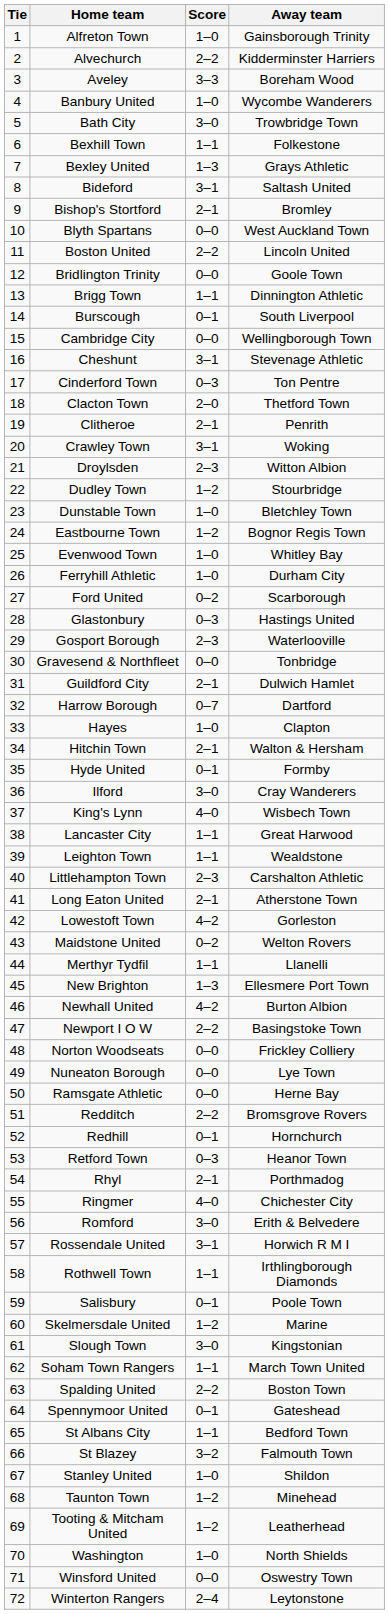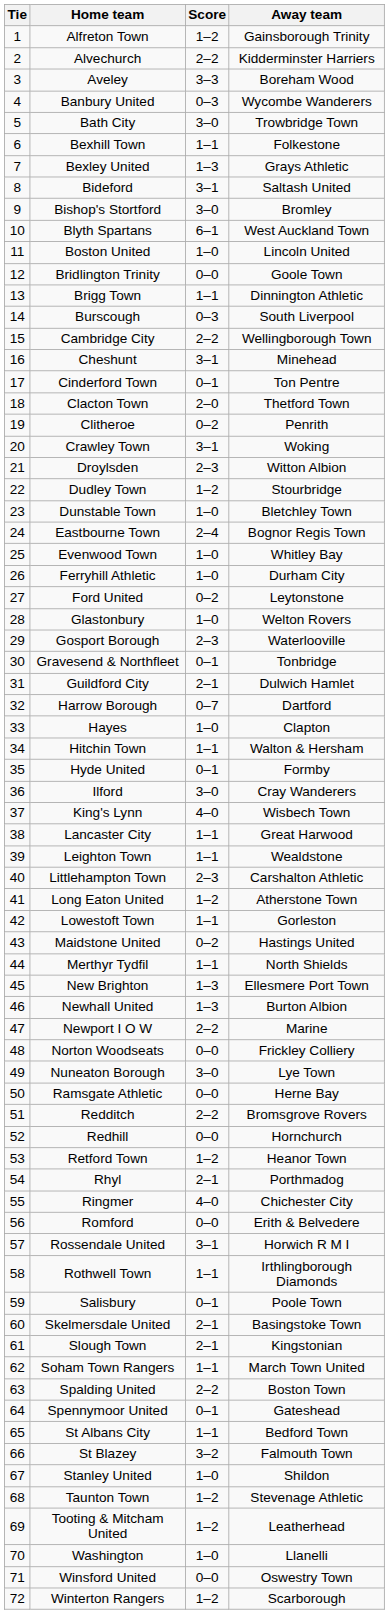(207, 36) 1–0 -> (207, 36) 1–2
(207, 101) 1–0 -> (207, 101) 0–3
(207, 209) 2–1 -> (207, 209) 3–0
(207, 230) 0–0 -> (207, 230) 6–1
(207, 252) 2–2 -> (207, 252) 1–0
(207, 317) 0–1 -> (207, 317) 0–3
(207, 338) 0–0 -> (207, 338) 2–2
(307, 360) Stevenage Athletic -> (307, 360) Minehead
(207, 381) 0–3 -> (207, 381) 0–1
(207, 425) 2–1 -> (207, 425) 0–2
(207, 532) 1–2 -> (207, 532) 2–4
(307, 597) Scarborough -> (307, 597) Leytonstone
(207, 619) 0–3 -> (207, 619) 1–0
(307, 619) Hastings United -> (307, 619) Welton Rovers
(207, 662) 0–0 -> (207, 662) 0–1
(207, 748) 2–1 -> (207, 748) 1–1
(207, 899) 2–1 -> (207, 899) 1–2
(207, 921) 4–2 -> (207, 921) 1–1
(307, 942) Welton Rovers -> (307, 942) Hastings United
(307, 964) Llanelli -> (307, 964) North Shields
(207, 1007) 4–2 -> (207, 1007) 1–3
(307, 1029) Basingstoke Town -> (307, 1029) Marine
(207, 1072) 0–0 -> (207, 1072) 3–0
(207, 1136) 0–1 -> (207, 1136) 0–0
(207, 1158) 0–3 -> (207, 1158) 1–2
(207, 1223) 3–0 -> (207, 1223) 0–0
(207, 1324) 1–2 -> (207, 1324) 2–1
(307, 1324) Marine -> (307, 1324) Basingstoke Town
(207, 1346) 3–0 -> (207, 1346) 2–1
(307, 1497) Minehead -> (307, 1497) Stevenage Athletic
(307, 1555) North Shields -> (307, 1555) Llanelli
(207, 1598) 2–4 -> (207, 1598) 1–2
(307, 1598) Leytonstone -> (307, 1598) Scarborough
